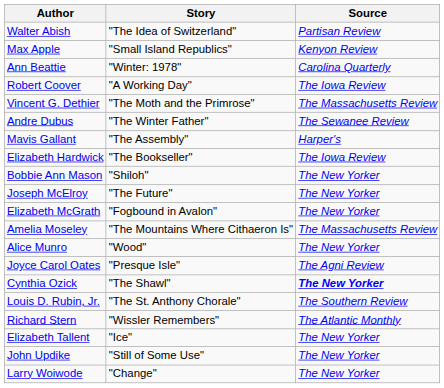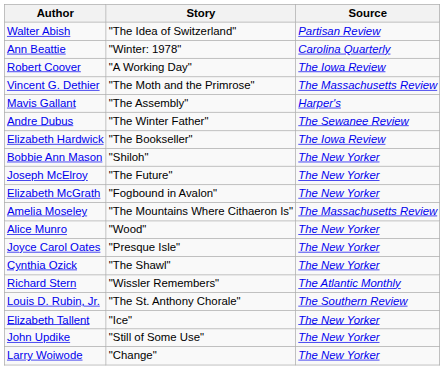- row: (33, 49)
rows swapped: (40, 121) <-> (41, 139)
(341, 265) The Agni Review -> (339, 247) The New Yorker
(341, 283) bold -> (339, 265) normal
rows swapped: (53, 301) <-> (42, 319)
